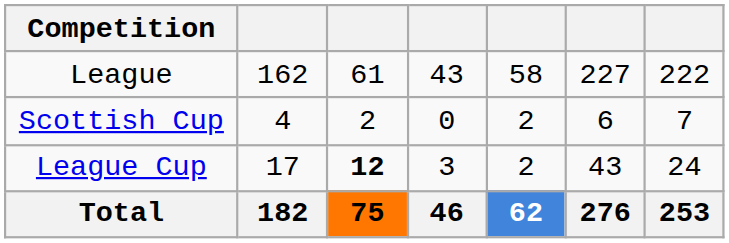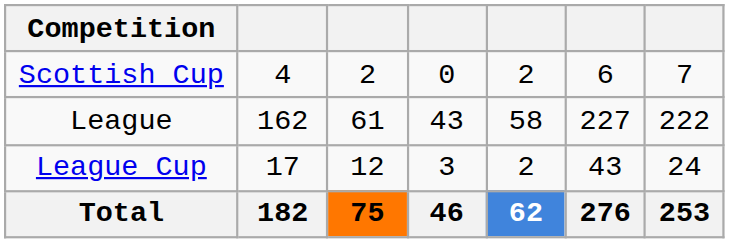rows swapped: (121, 75) <-> (121, 121)
(367, 167) bold -> (367, 167) normal
